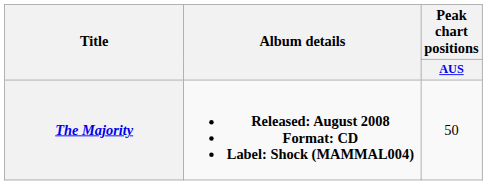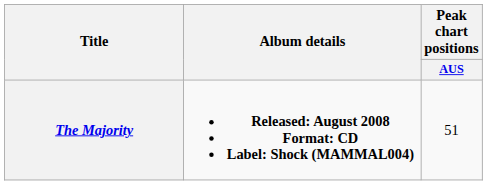(451, 130) 50 -> (451, 130) 51
